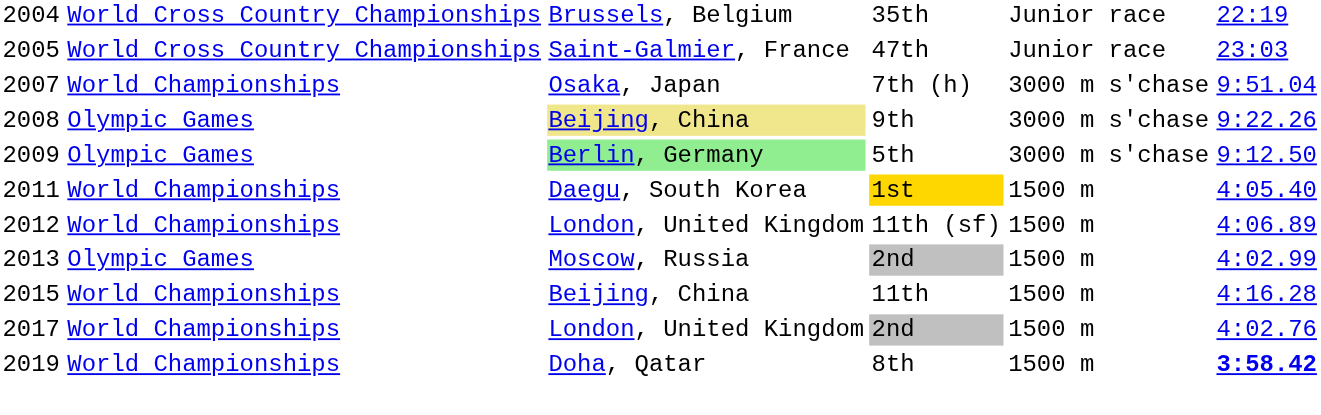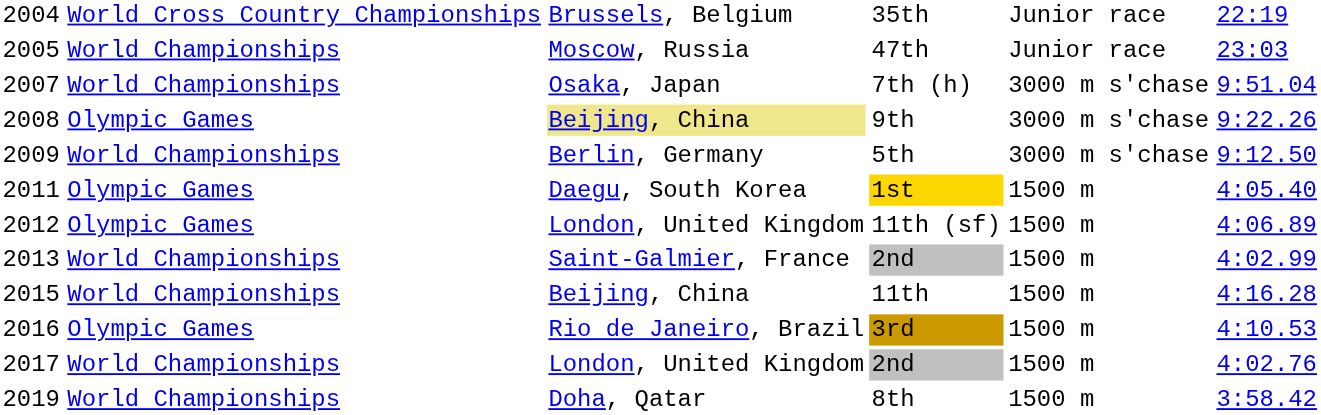(304, 50) World Cross Country Championships -> (204, 50) World Championships
(699, 50) Saint-Galmier, France -> (649, 50) Moscow, Russia
(161, 155) Olympic Games -> (204, 155) World Championships
(656, 155) lightgreen background -> (656, 155) no background
(204, 190) World Championships -> (161, 190) Olympic Games
(204, 225) World Championships -> (161, 225) Olympic Games
(161, 260) Olympic Games -> (204, 260) World Championships
(649, 260) Moscow, Russia -> (699, 260) Saint-Galmier, France
+ row: (31, 330)
(1267, 365) bold -> (1267, 400) normal
